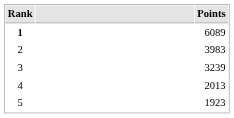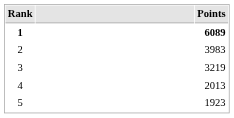(215, 32) normal -> (215, 32) bold
(215, 68) 3239 -> (215, 68) 3219
